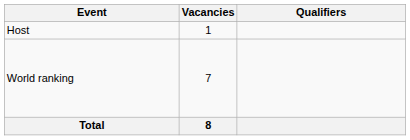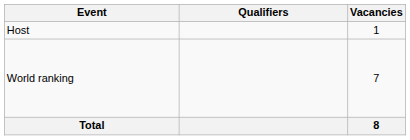columns swapped: (208, 13) <-> (321, 13)
